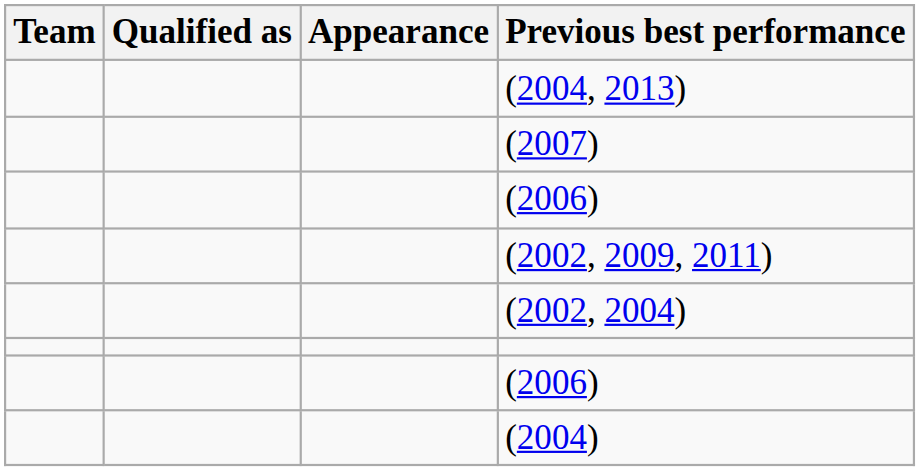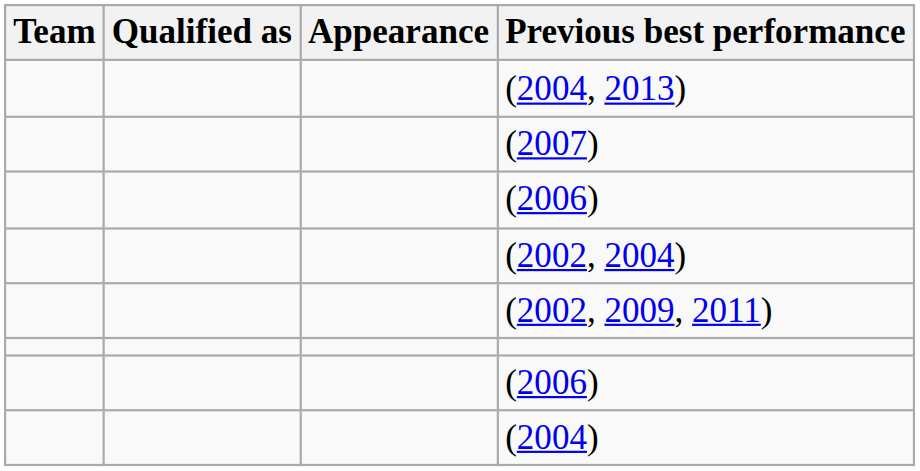rows swapped: (54, 255) <-> (54, 311)
